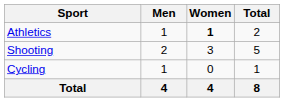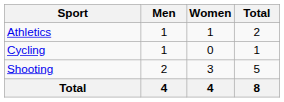(210, 32) bold -> (210, 32) normal
rows swapped: (26, 69) <-> (30, 50)
